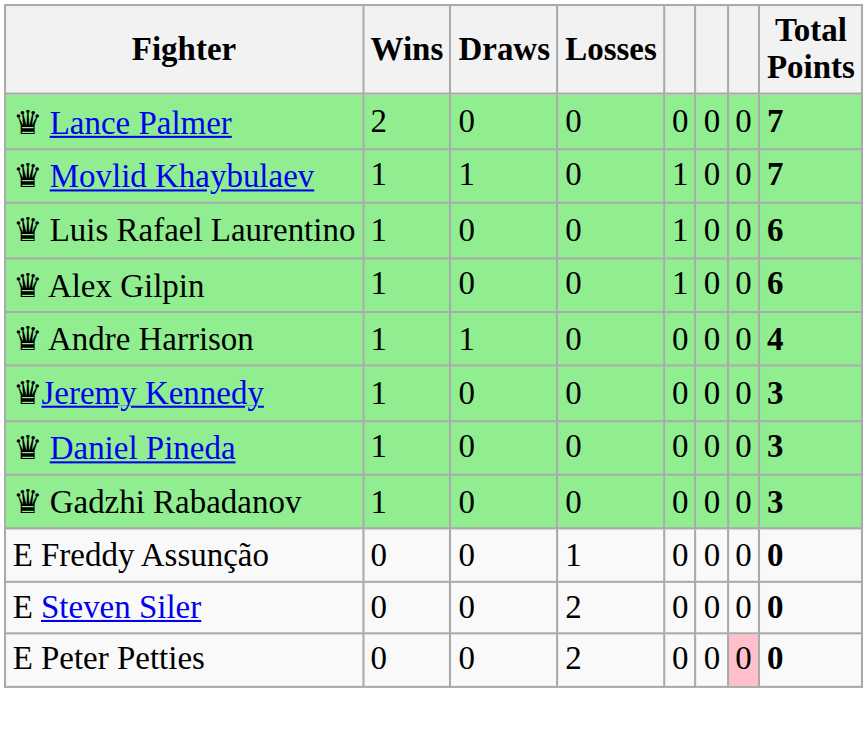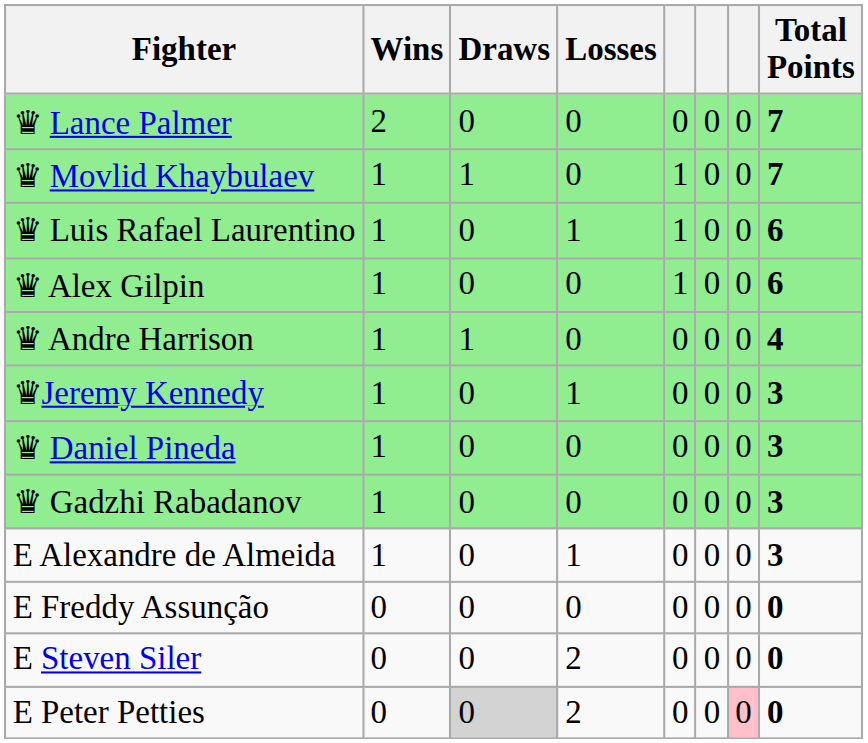(573, 229) 0 -> (573, 229) 1
(573, 392) 0 -> (573, 392) 1
+ row: (174, 554)
(573, 554) 1 -> (573, 606) 0
(467, 659) no background -> (467, 711) lightgrey background
